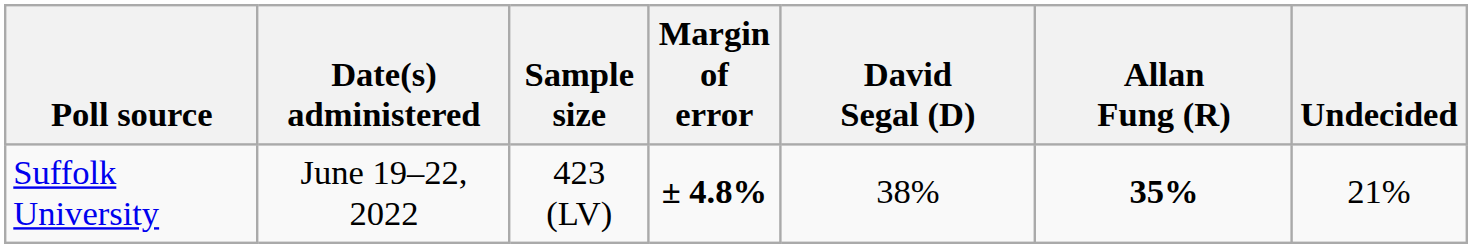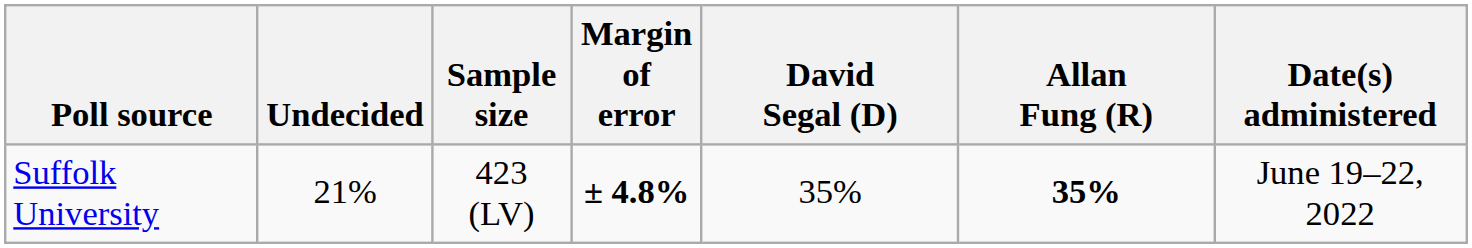columns swapped: (384, 94) <-> (1379, 114)
(908, 192) 38% -> (830, 192) 35%
